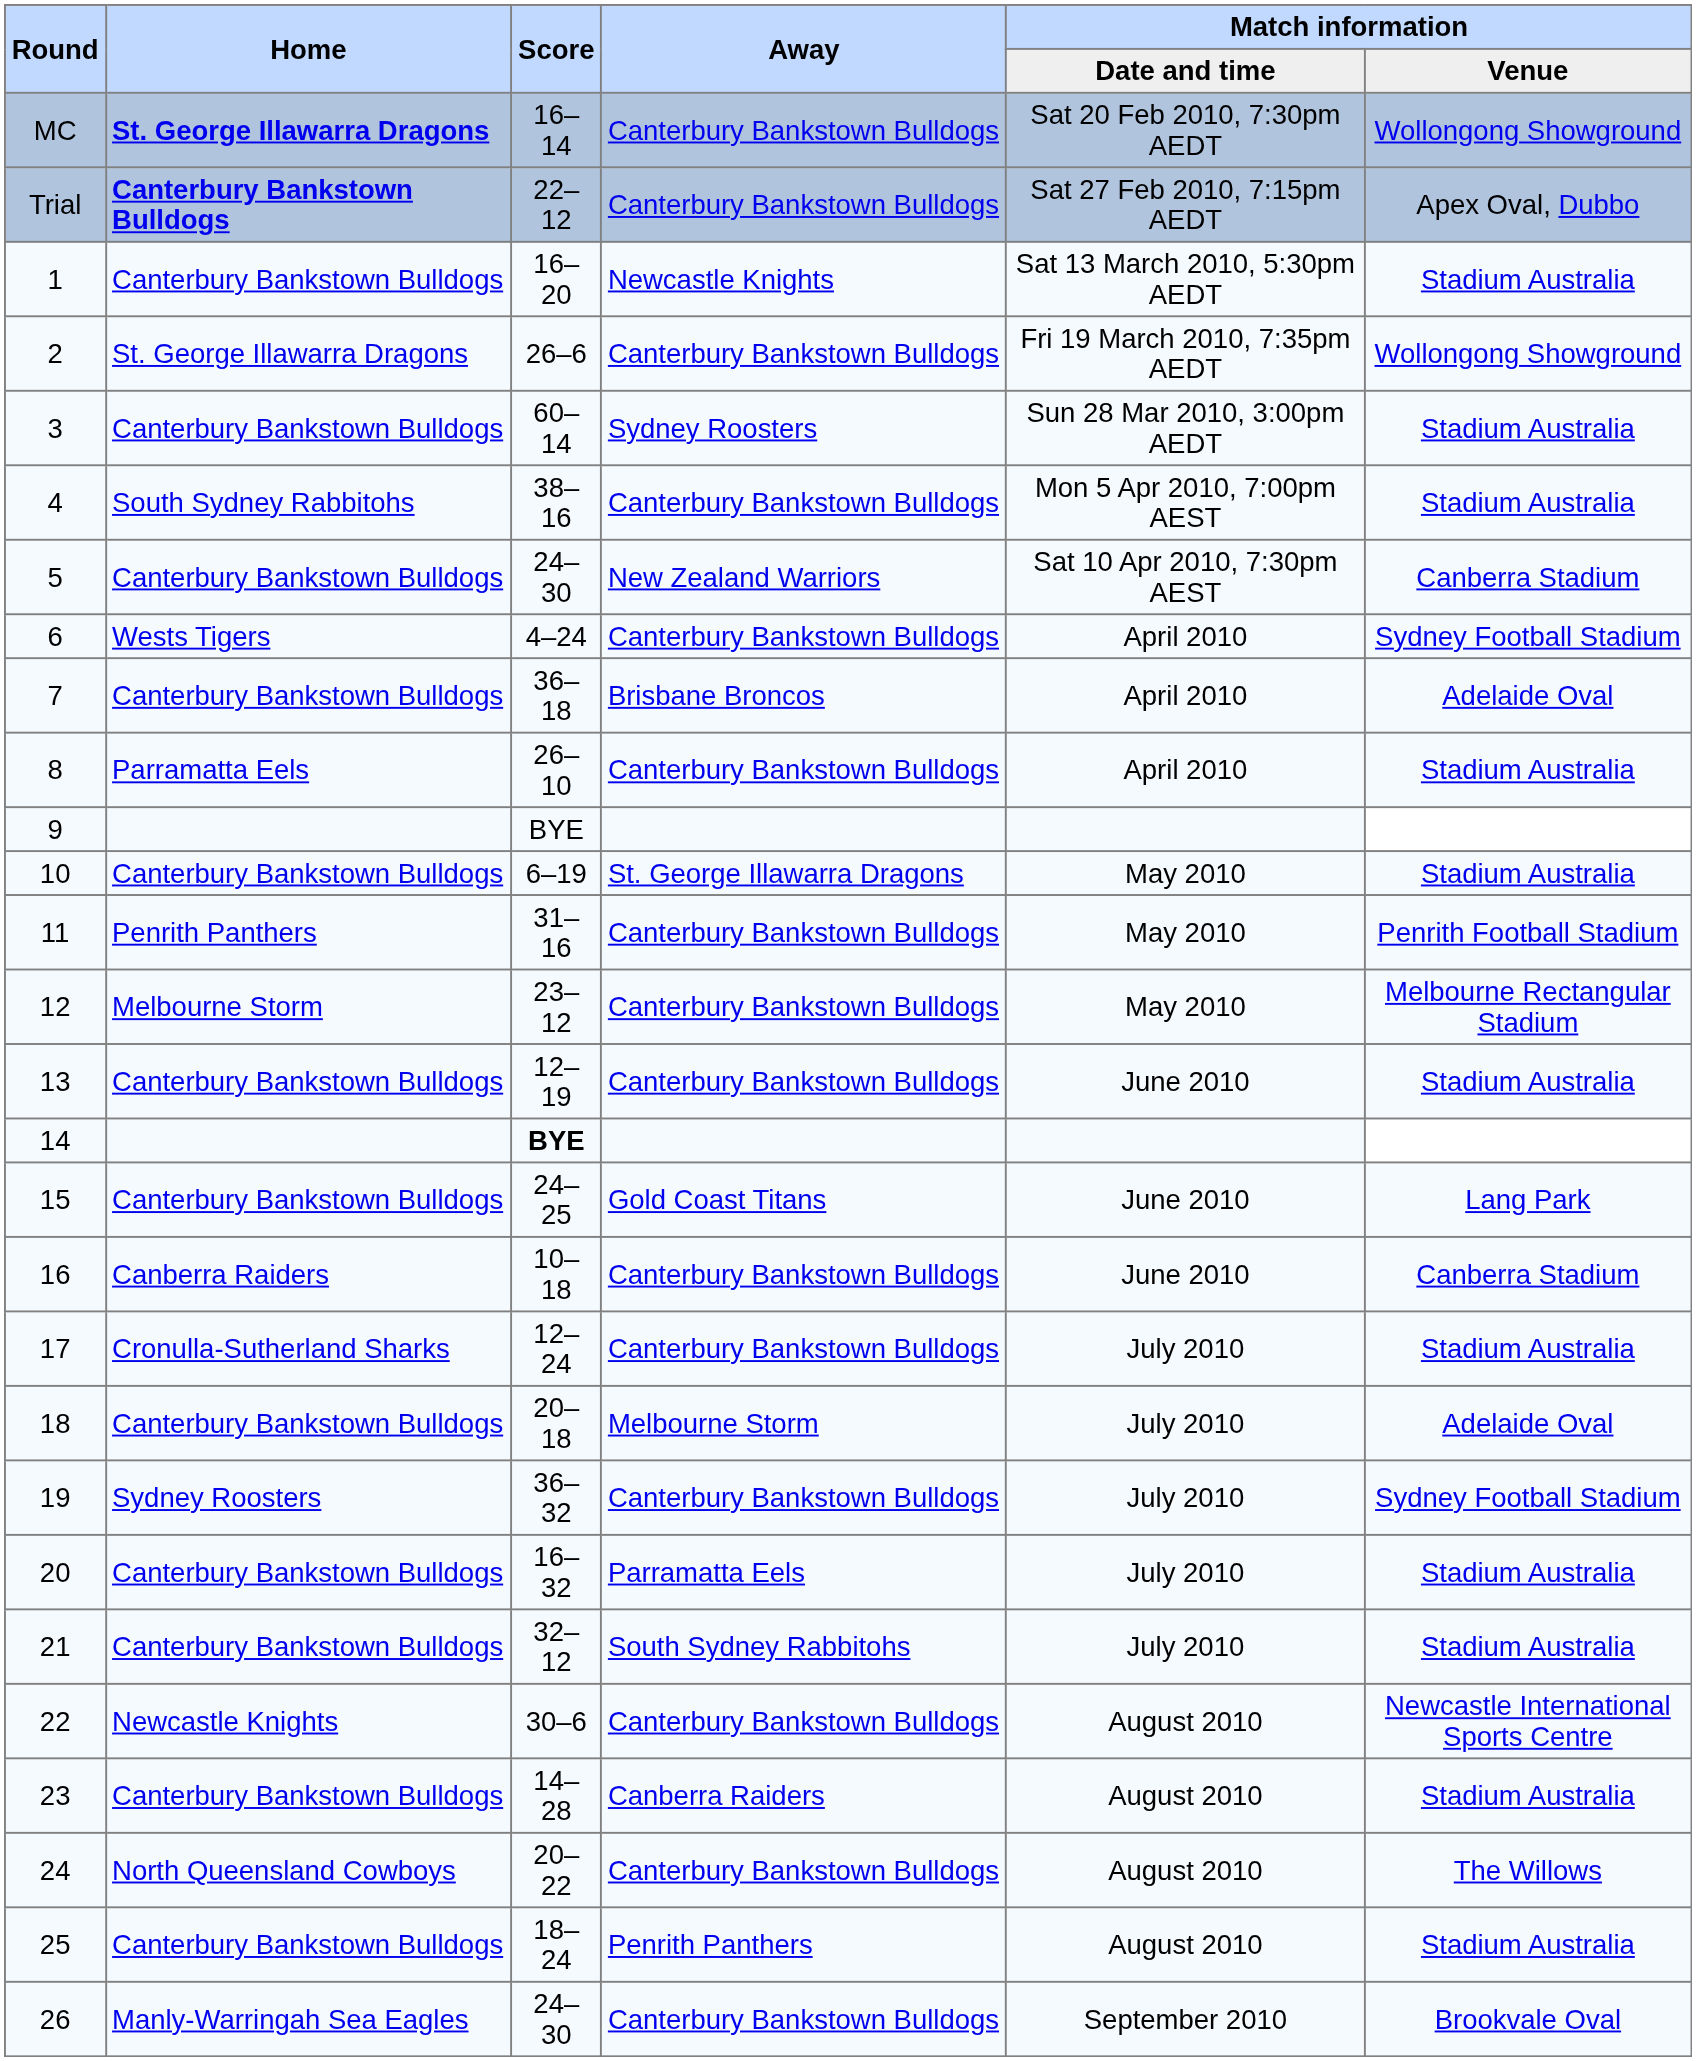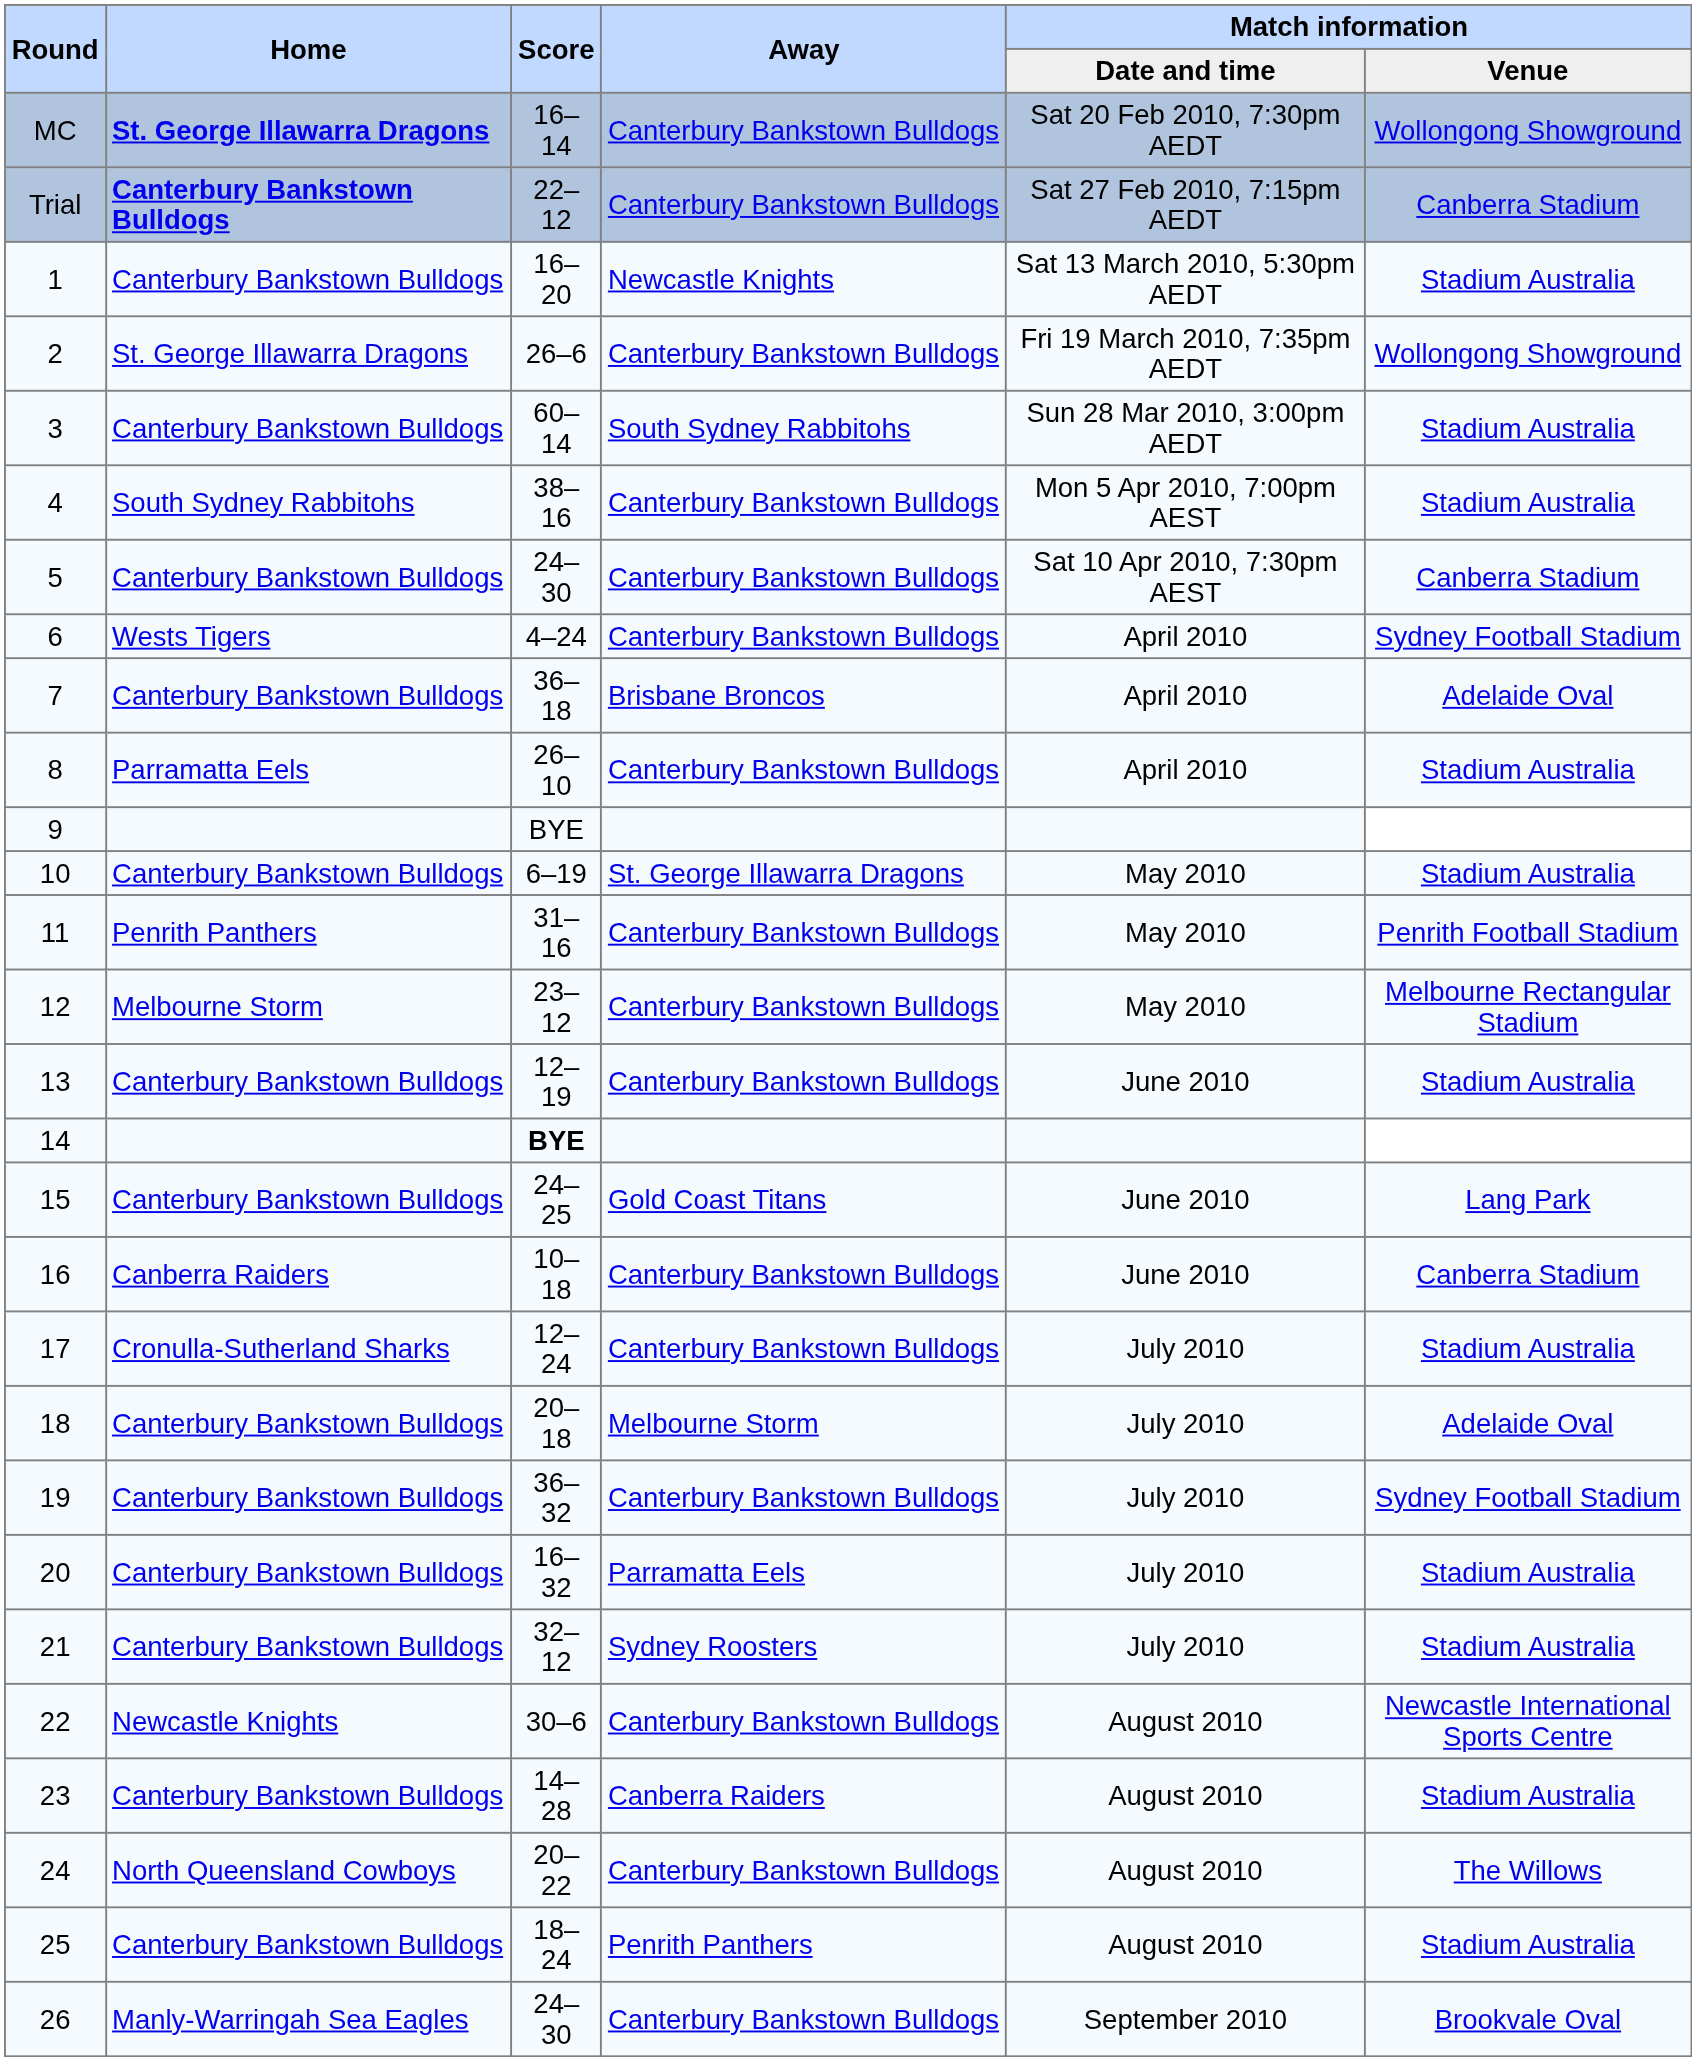(1528, 205) Apex Oval, Dubbo -> (1528, 205) Canberra Stadium
(713, 428) Sydney Roosters -> (759, 428) South Sydney Rabbitohs
(744, 577) New Zealand Warriors -> (803, 577) Canterbury Bankstown Bulldogs
(217, 1498) Sydney Roosters -> (308, 1498) Canterbury Bankstown Bulldogs
(759, 1647) South Sydney Rabbitohs -> (713, 1647) Sydney Roosters
